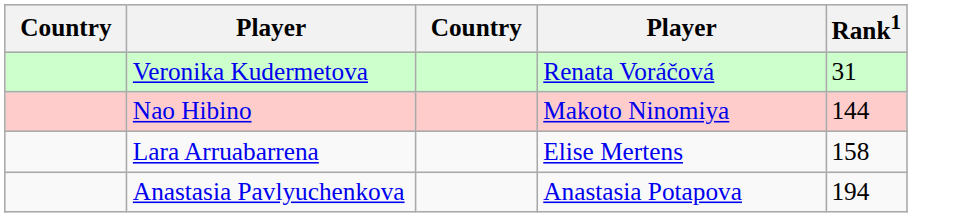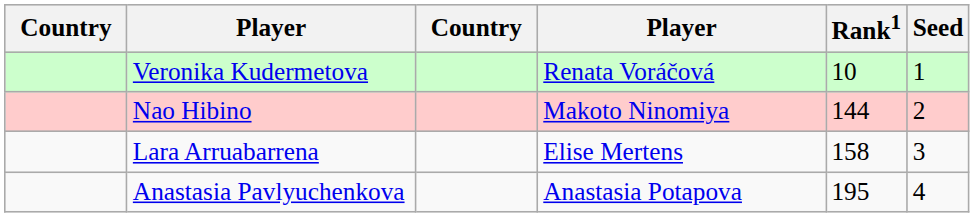+ column: (938, 27)
(844, 71) 31 -> (844, 71) 10
(850, 191) 194 -> (850, 191) 195
